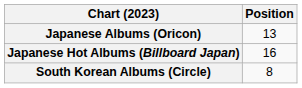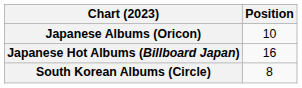(270, 33) 13 -> (270, 33) 10
